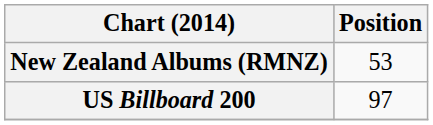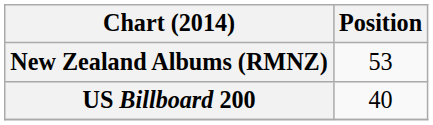(381, 100) 97 -> (381, 100) 40
